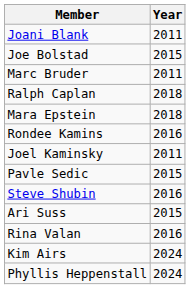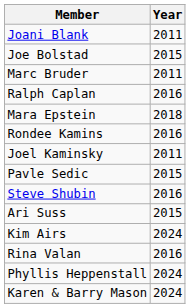(168, 94) 2018 -> (168, 94) 2016
rows swapped: (44, 234) <-> (37, 253)
+ row: (77, 293)
